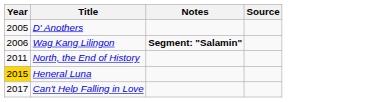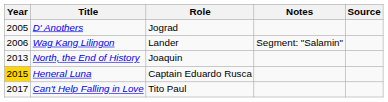+ column: (200, 12)
(195, 43) bold -> (300, 43) normal
(17, 58) 2011 -> (17, 58) 2013
